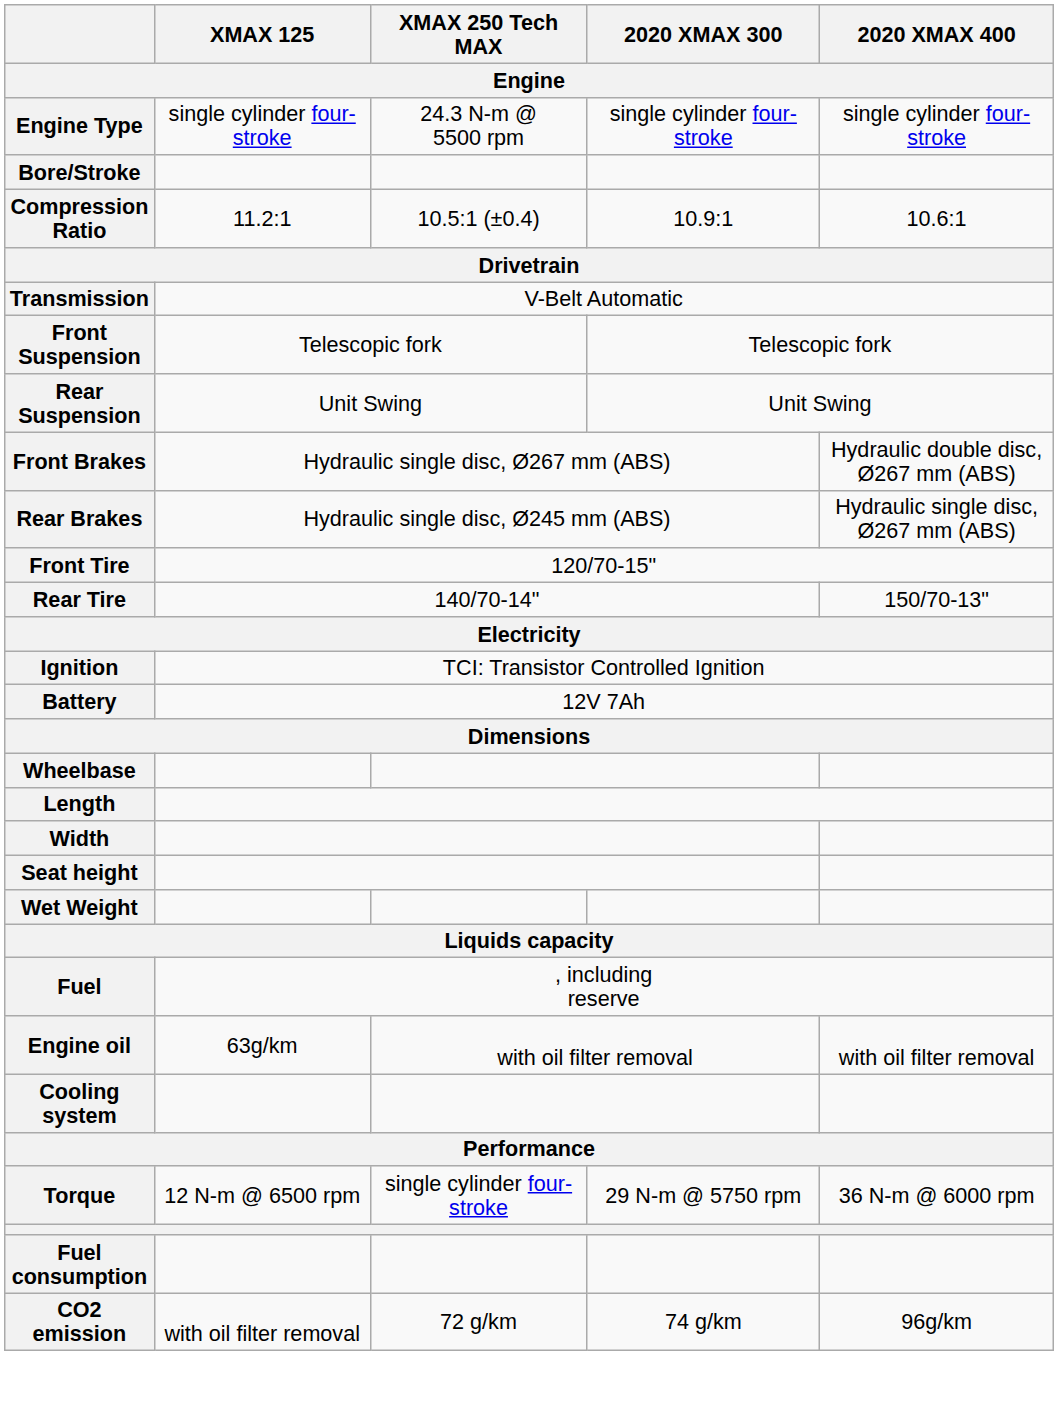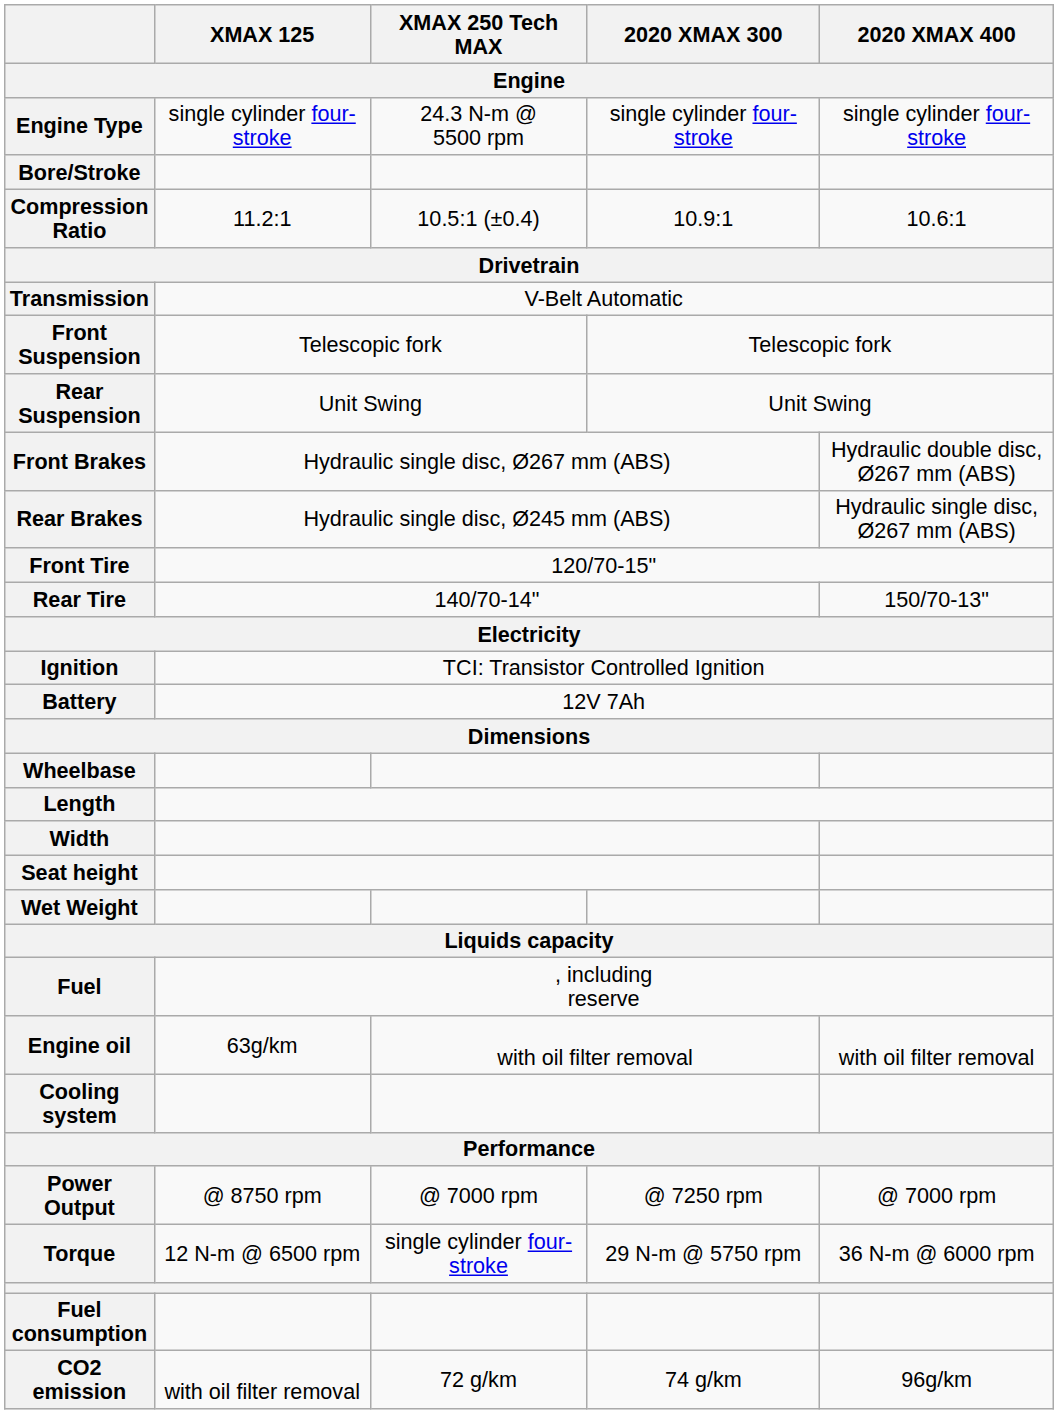+ row: (79, 1196)
